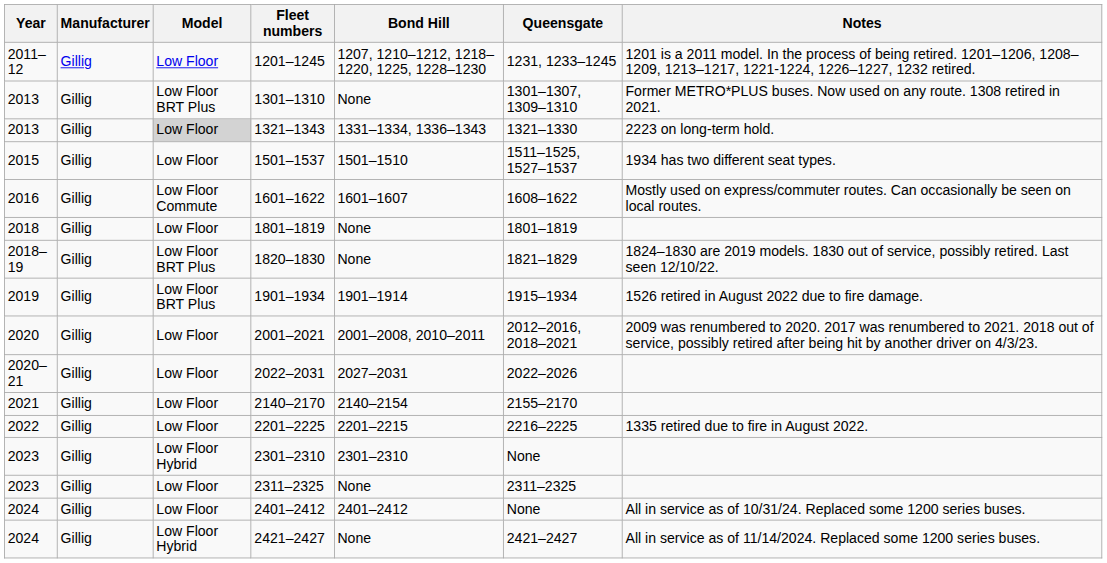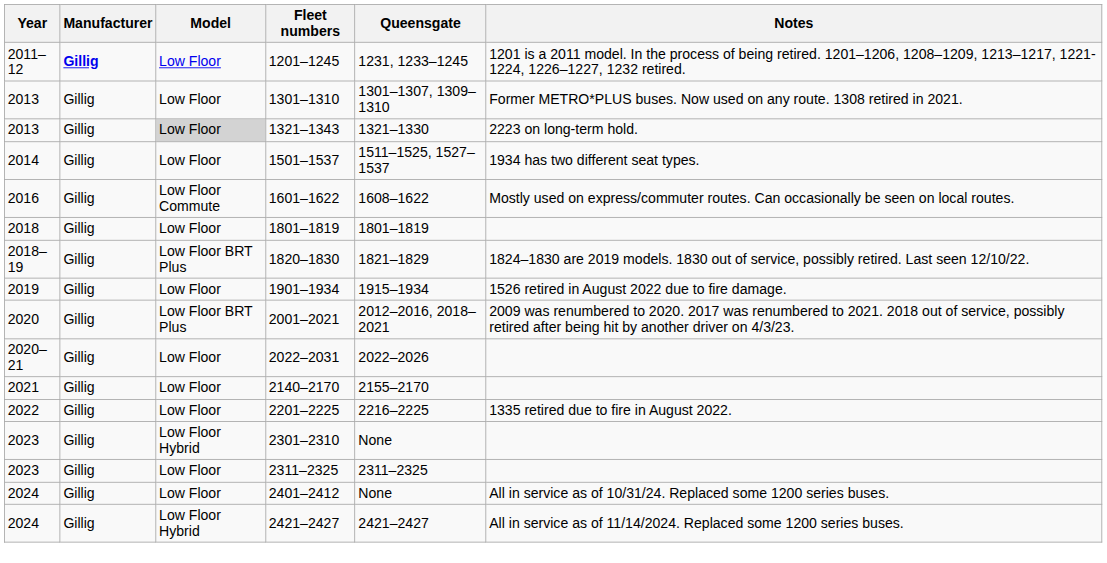- column: (419, 23)
(76, 61) normal -> (81, 61) bold
(187, 99) Low Floor BRT Plus -> (190, 99) Low Floor
(23, 160) 2015 -> (23, 160) 2014
(187, 297) Low Floor BRT Plus -> (190, 289) Low Floor
(187, 335) Low Floor -> (206, 319) Low Floor BRT Plus
